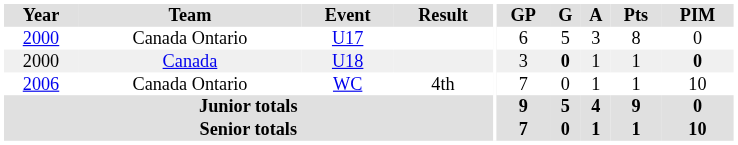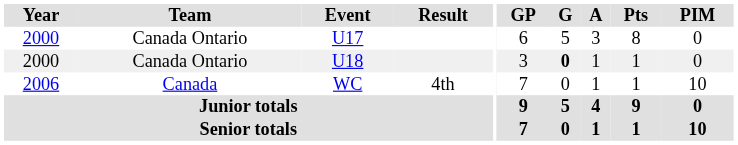(190, 60) Canada -> (190, 60) Canada Ontario
(697, 60) bold -> (697, 60) normal
(190, 83) Canada Ontario -> (190, 83) Canada
